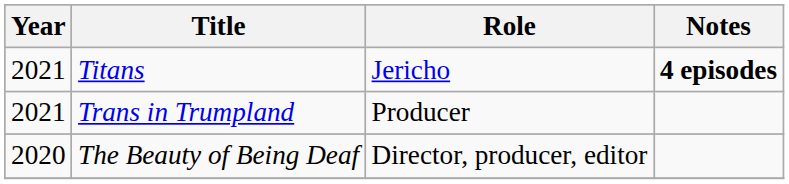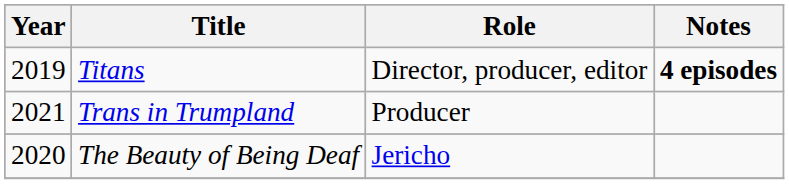(38, 69) 2021 -> (38, 69) 2019
(411, 69) Jericho -> (509, 69) Director, producer, editor
(509, 155) Director, producer, editor -> (411, 155) Jericho
